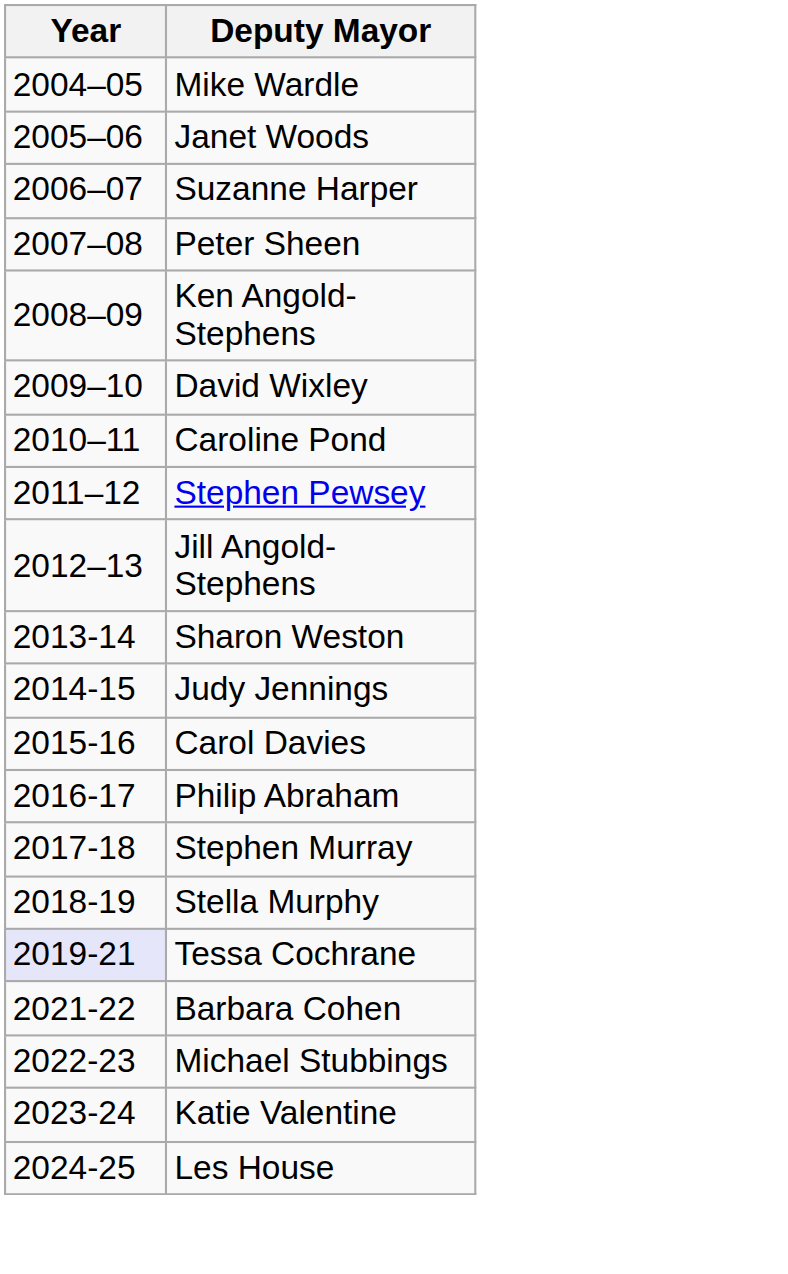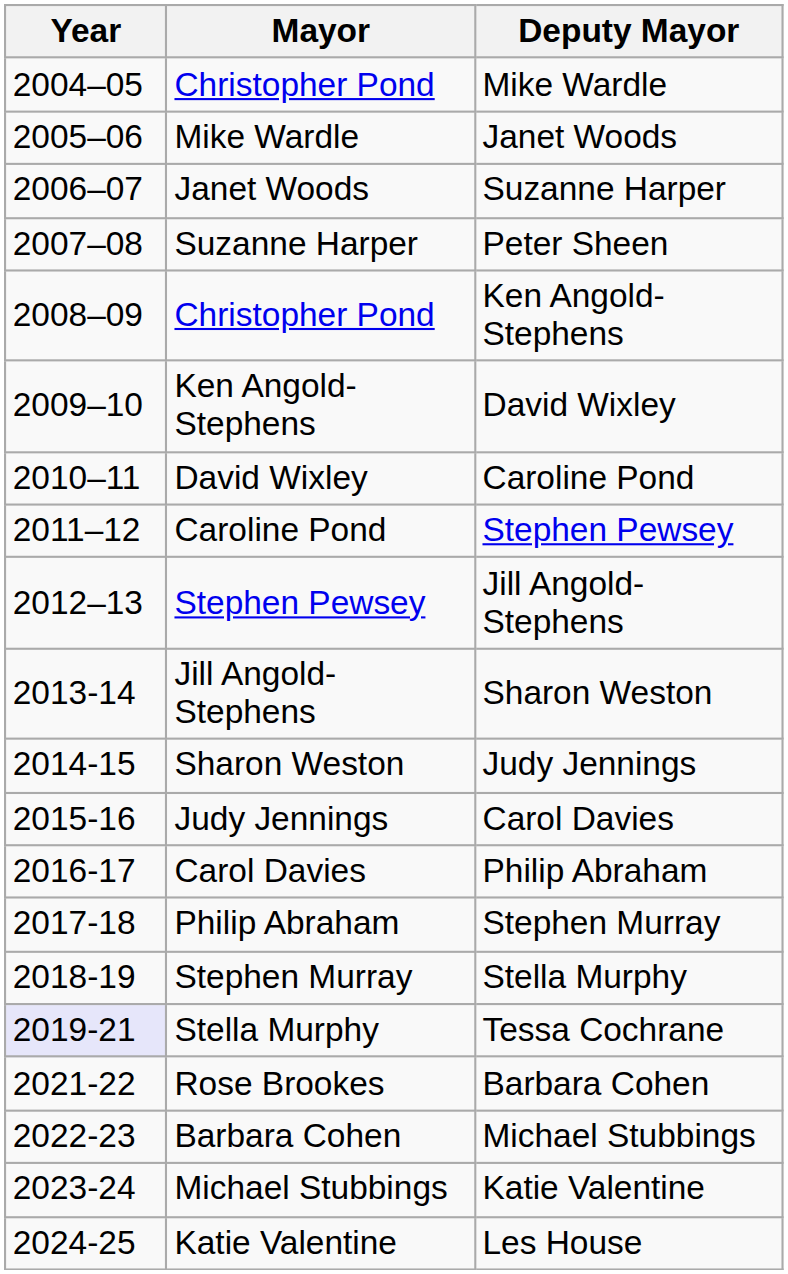+ column: (321, 31)
